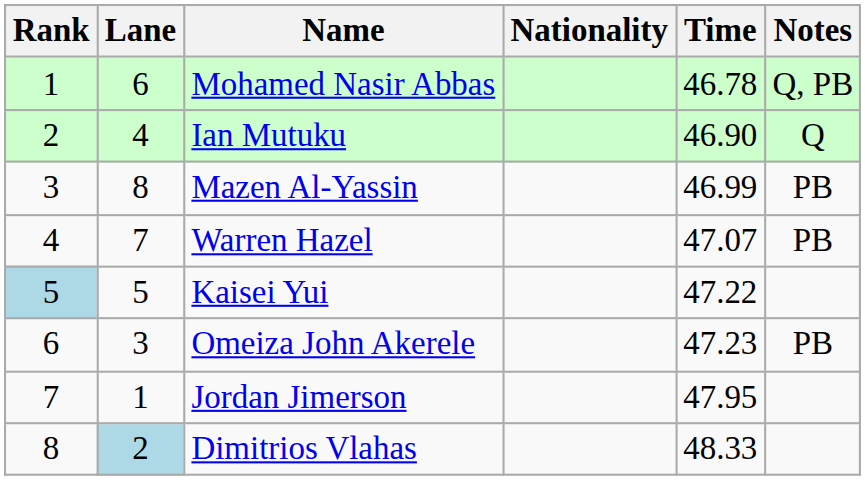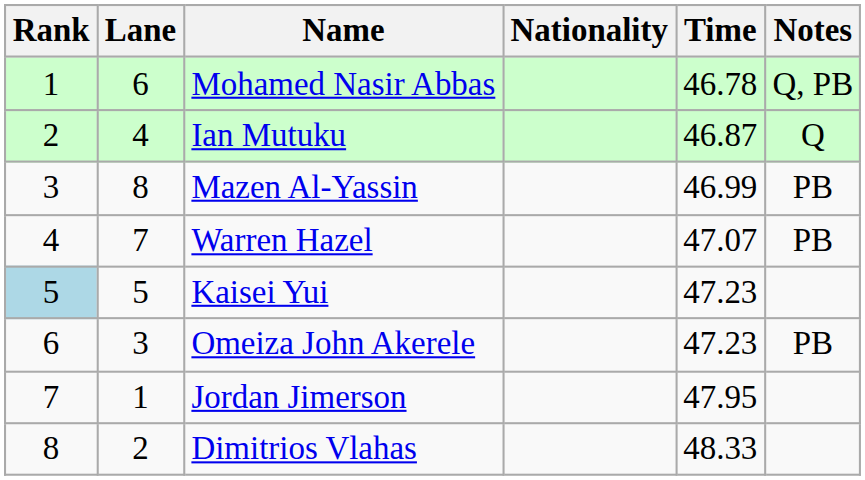(720, 135) 46.90 -> (720, 135) 46.87
(720, 291) 47.22 -> (720, 291) 47.23
(140, 448) lightblue background -> (140, 448) no background
